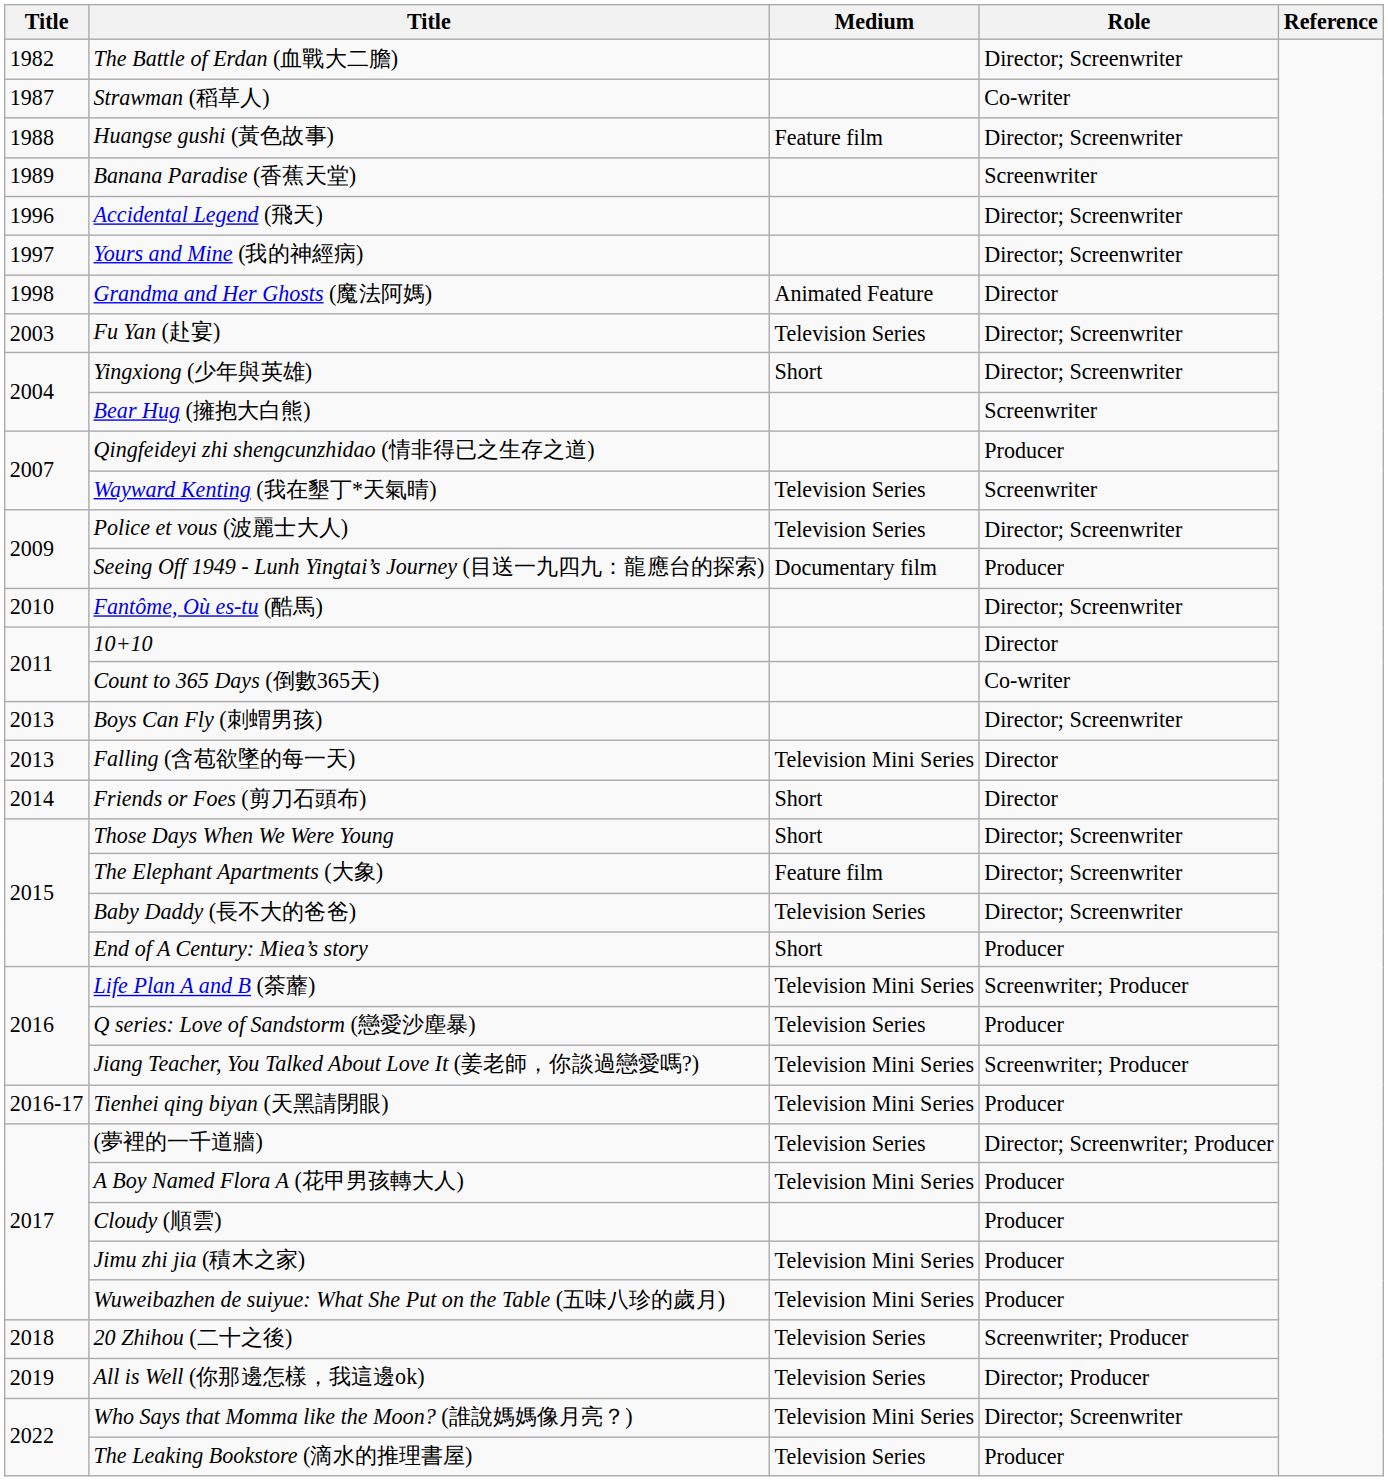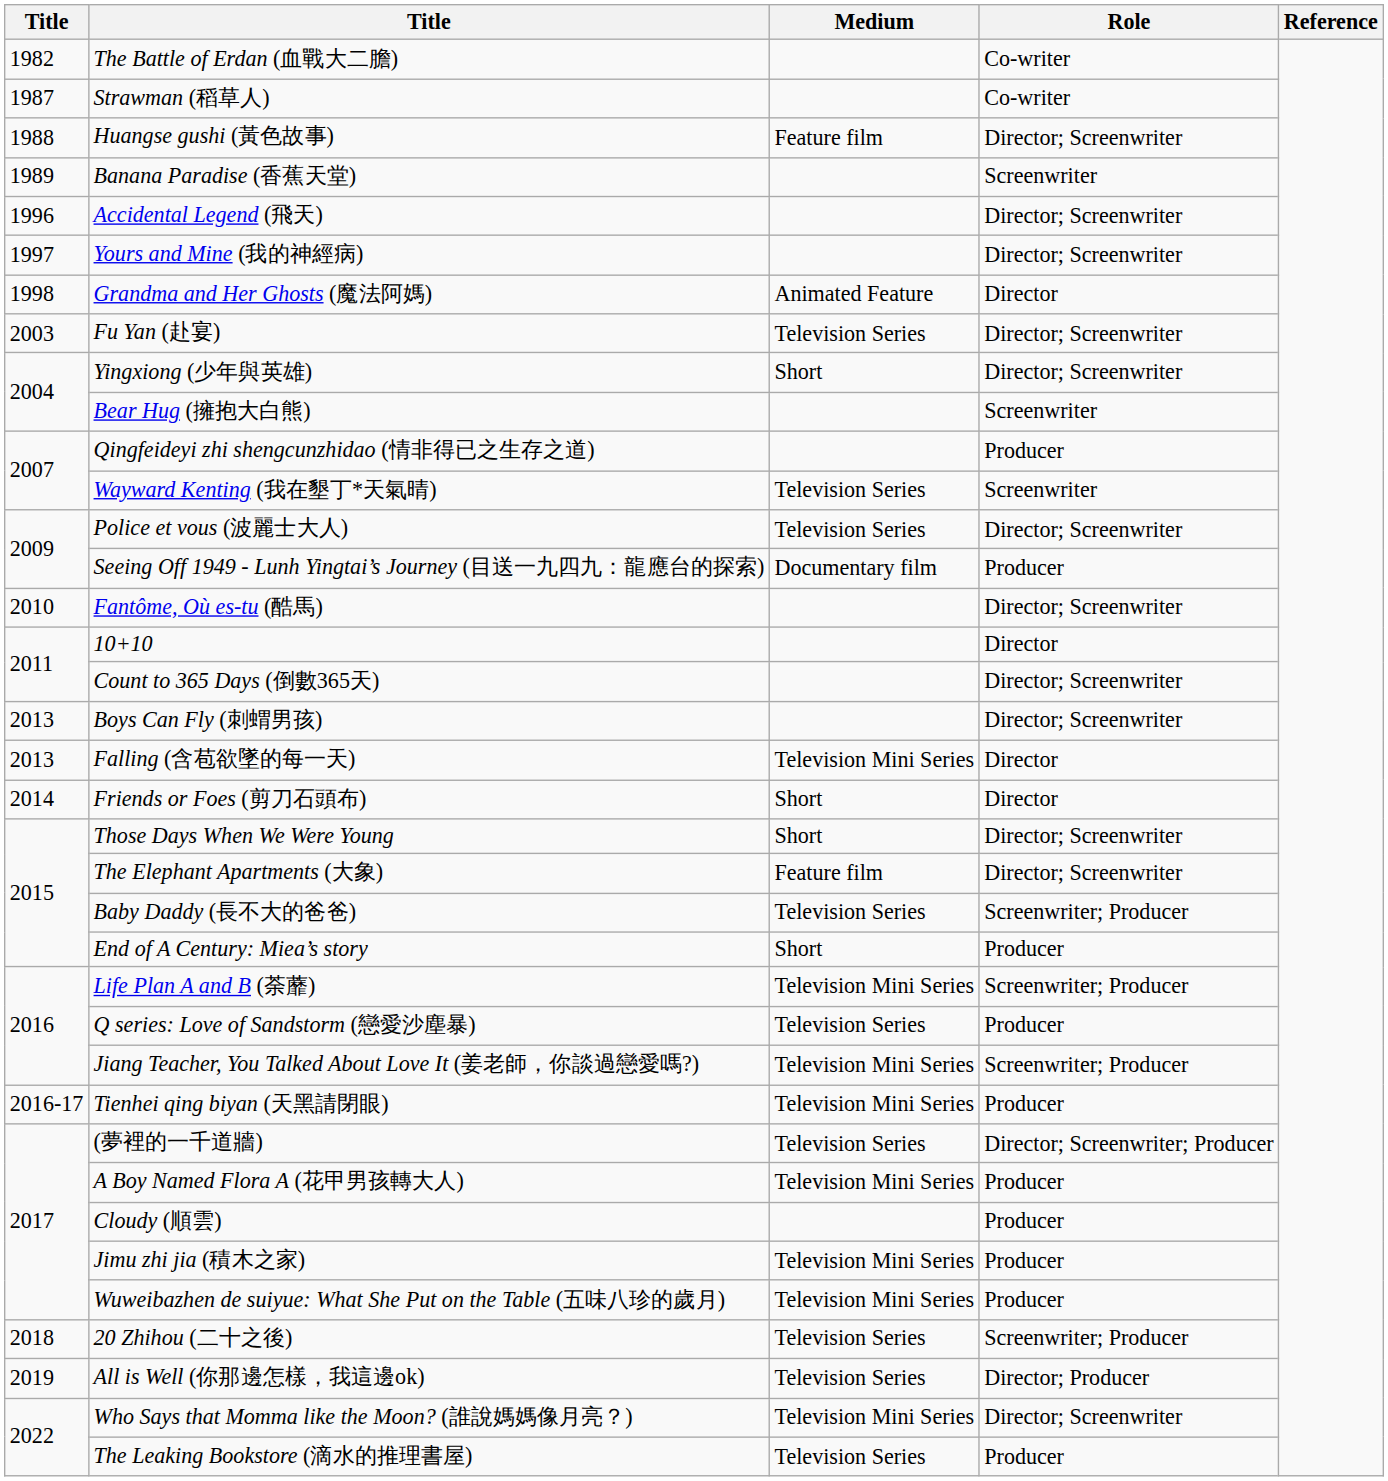(1083, 59) Director; Screenwriter -> (1027, 59) Co-writer
(1027, 681) Co-writer -> (1083, 681) Director; Screenwriter
(1083, 912) Director; Screenwriter -> (1086, 912) Screenwriter; Producer
